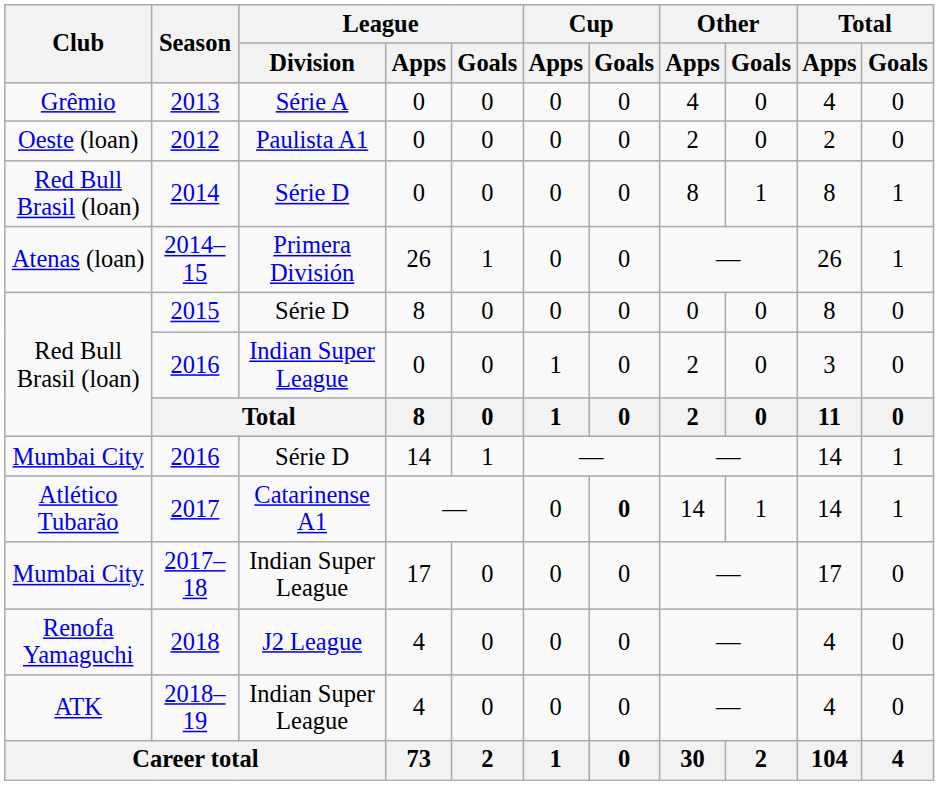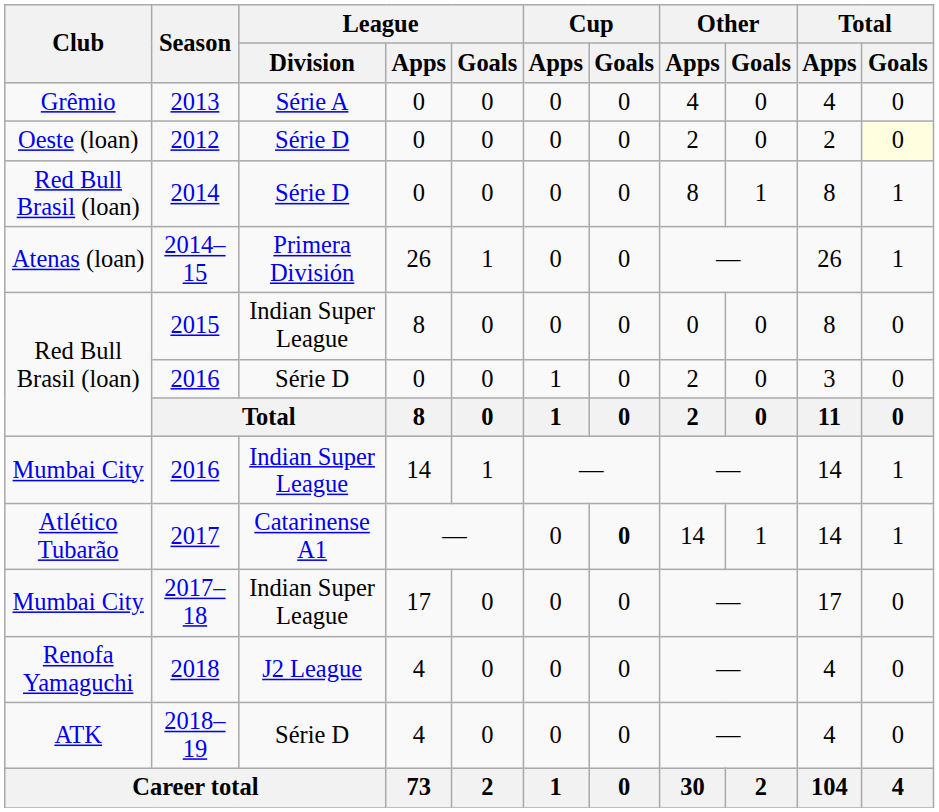(312, 140) Paulista A1 -> (312, 140) Série D
(898, 140) no background -> (898, 140) lightyellow background
(312, 311) Série D -> (312, 325) Indian Super League
(312, 364) Indian Super League -> (312, 378) Série D
(312, 455) Série D -> (312, 469) Indian Super League
(312, 707) Indian Super League -> (312, 735) Série D
